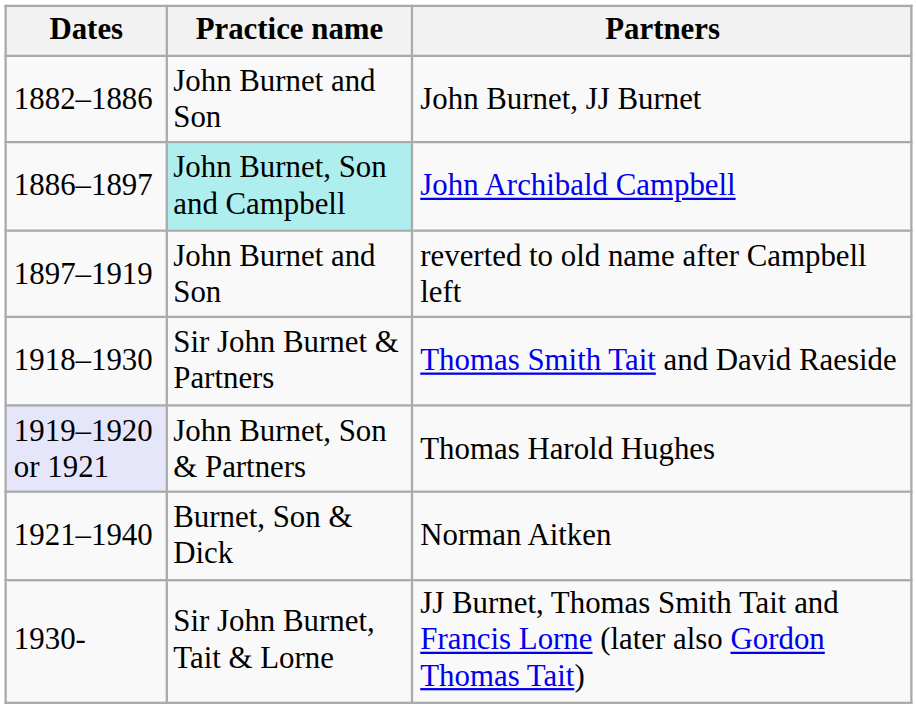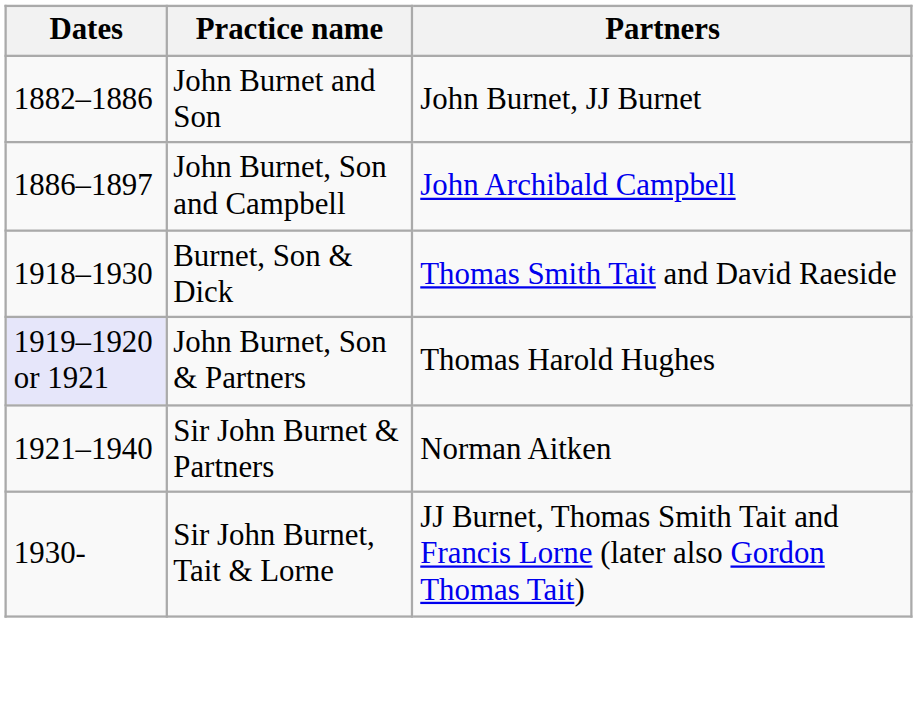(280, 186) paleturquoise background -> (280, 186) no background
- row: (643, 273)
(286, 360) Sir John Burnet & Partners -> (263, 273) Burnet, Son & Dick
(263, 535) Burnet, Son & Dick -> (286, 447) Sir John Burnet & Partners
